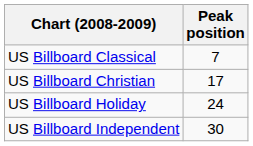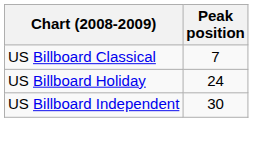- row: (81, 81)
